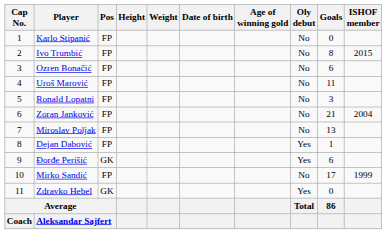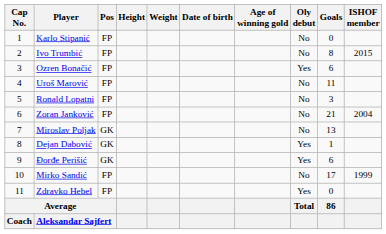(304, 68) No -> (304, 68) Yes
(107, 129) FP -> (107, 129) GK
(107, 144) FP -> (107, 144) GK
(107, 190) GK -> (107, 190) FP
